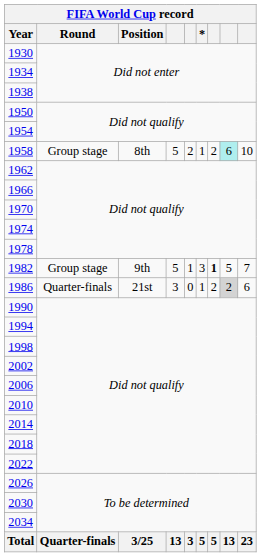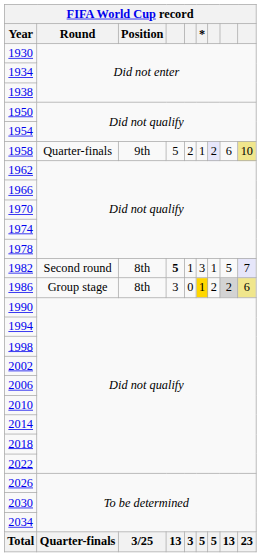(78, 151) Group stage -> (78, 151) Quarter-finals
(142, 151) 8th -> (142, 151) 9th
(214, 151) no background -> (214, 151) lavender background
(229, 151) paleturquoise background -> (229, 151) no background
(247, 151) no background -> (247, 151) khaki background
(78, 268) Group stage -> (78, 268) Second round
(142, 268) 9th -> (142, 268) 8th
(175, 268) normal -> (175, 268) bold
(214, 268) bold -> (214, 268) normal
(247, 268) no background -> (247, 268) lavender background
(78, 287) Quarter-finals -> (78, 287) Group stage
(142, 287) 21st -> (142, 287) 8th
(202, 287) no background -> (202, 287) gold background
(247, 287) no background -> (247, 287) khaki background
